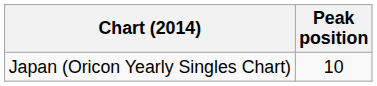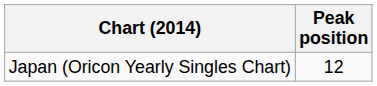(334, 66) 10 -> (334, 66) 12
